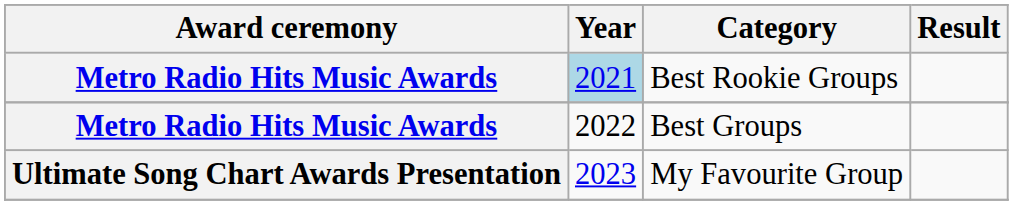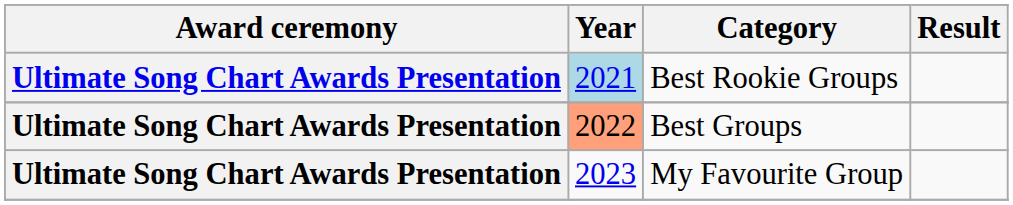(286, 77) Metro Radio Hits Music Awards -> (286, 77) Ultimate Song Chart Awards Presentation
(286, 125) Metro Radio Hits Music Awards -> (286, 125) Ultimate Song Chart Awards Presentation
(606, 125) no background -> (606, 125) lightsalmon background
